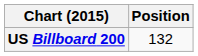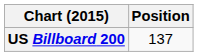(161, 39) 132 -> (161, 39) 137
